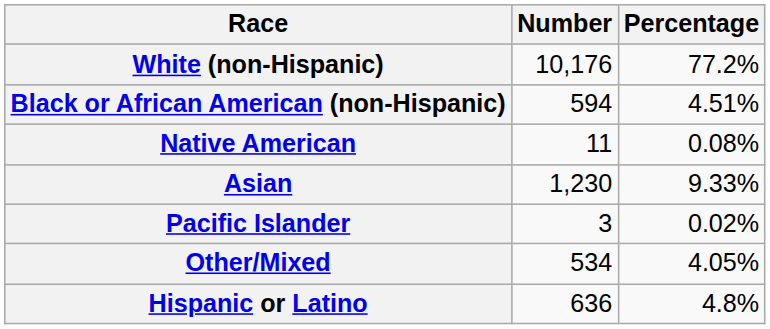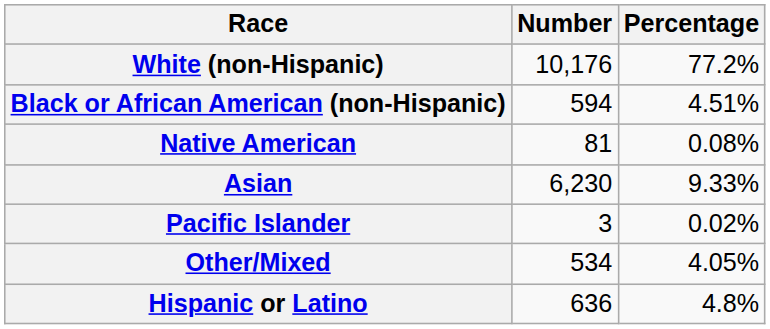(599, 143) 11 -> (598, 143) 81
(581, 183) 1,230 -> (581, 183) 6,230
